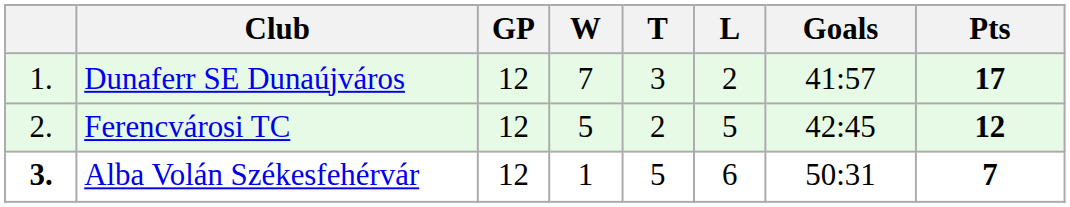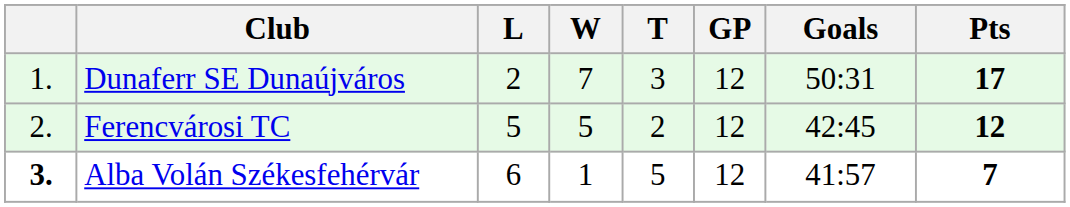columns swapped: (513, 28) <-> (730, 28)
(841, 77) 41:57 -> (841, 77) 50:31
(841, 175) 50:31 -> (841, 175) 41:57
